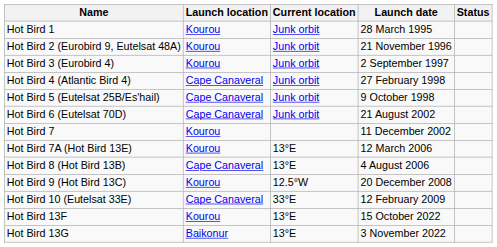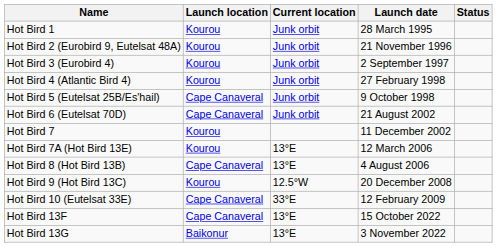(224, 81) Cape Canaveral -> (203, 81) Kourou
(203, 217) Kourou -> (224, 217) Cape Canaveral
